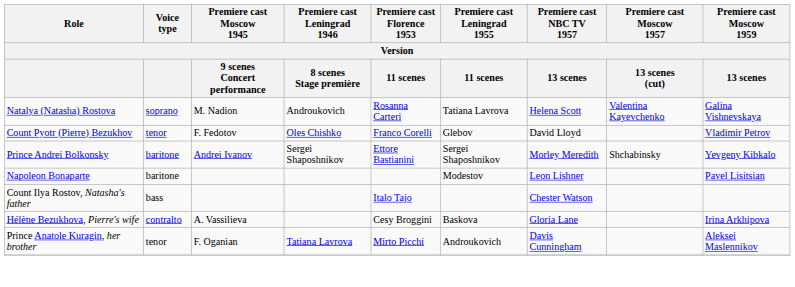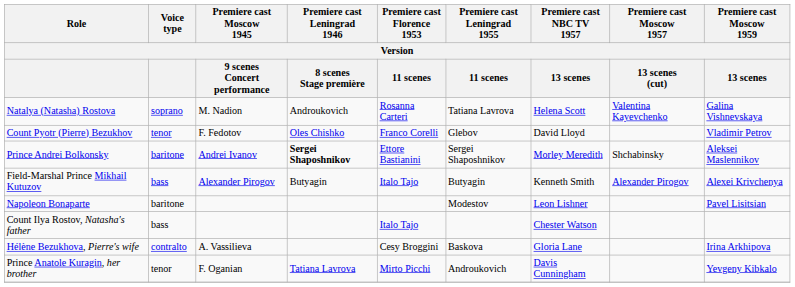(315, 154) normal -> (320, 154) bold
(740, 154) Yevgeny Kibkalo -> (733, 154) Aleksei Maslennikov
+ row: (67, 182)
(731, 241) Aleksei Maslennikov -> (742, 268) Yevgeny Kibkalo
